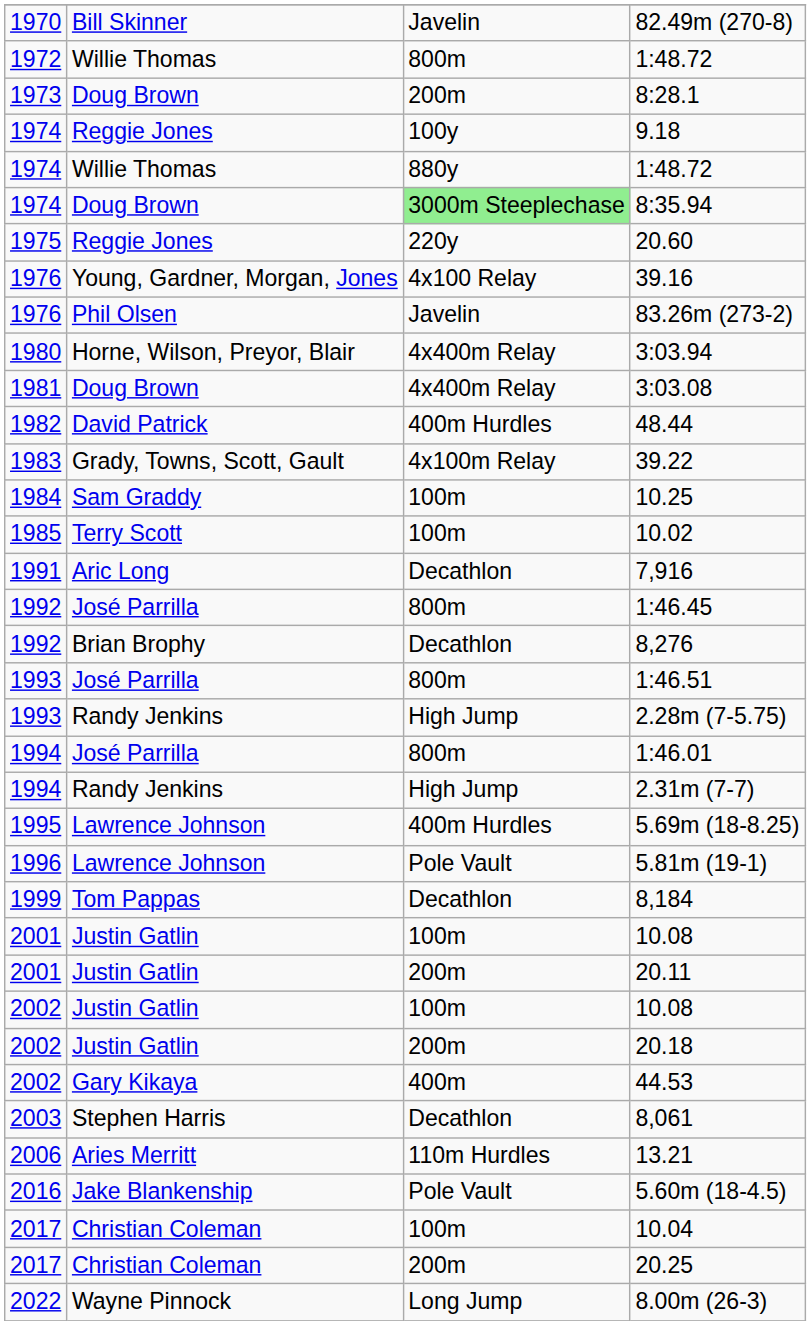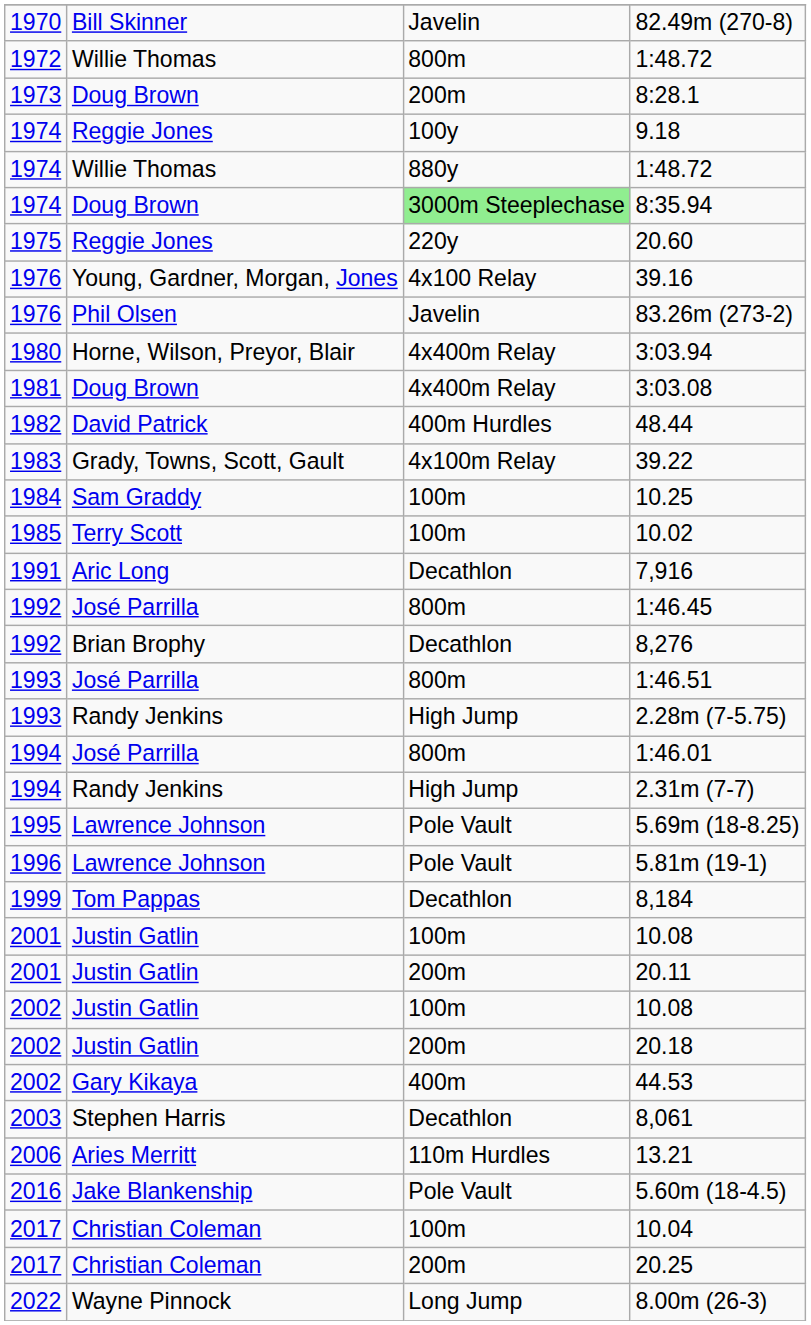(480, 826) 400m Hurdles -> (460, 826) Pole Vault
